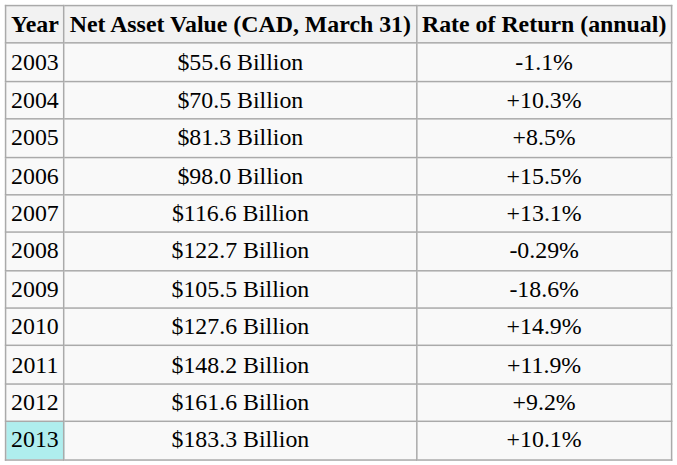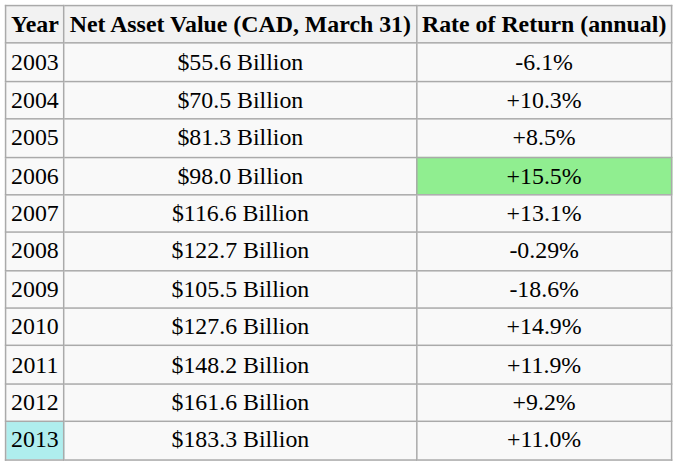(544, 62) -1.1% -> (544, 62) -6.1%
(544, 175) no background -> (544, 175) lightgreen background
(544, 440) +10.1% -> (544, 440) +11.0%
